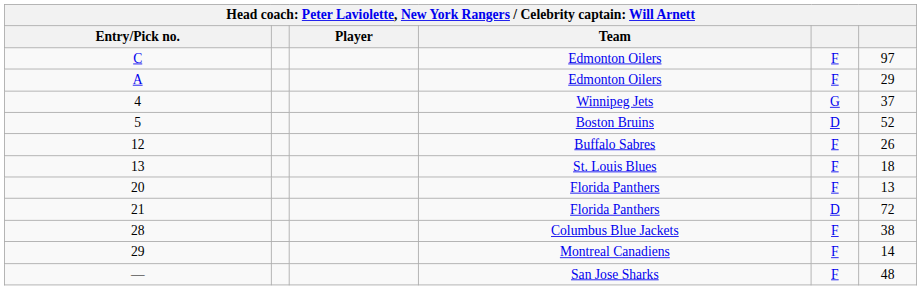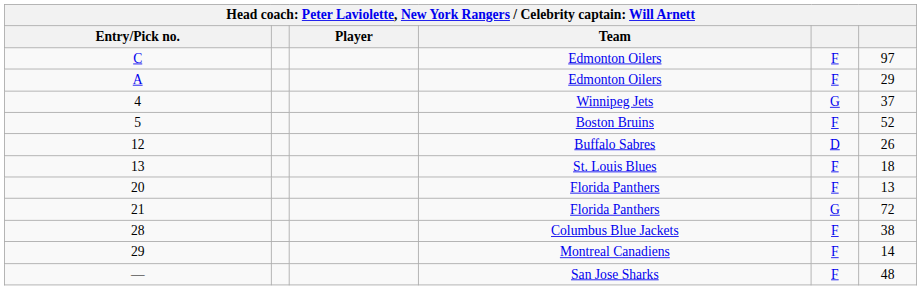(835, 123) D -> (835, 123) F
(835, 144) F -> (835, 144) D
(835, 209) D -> (835, 209) G
